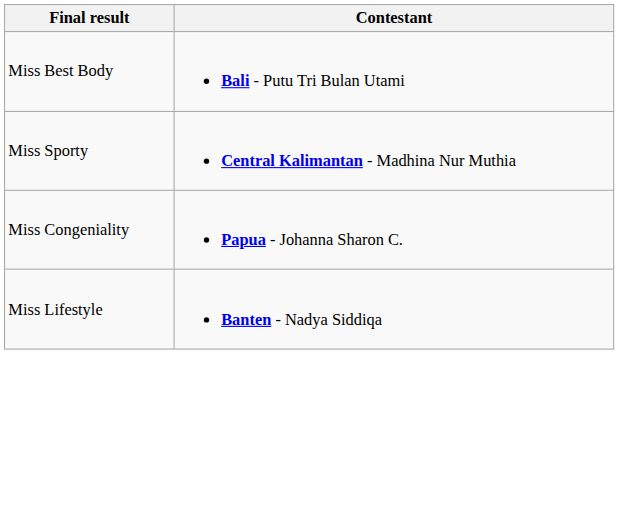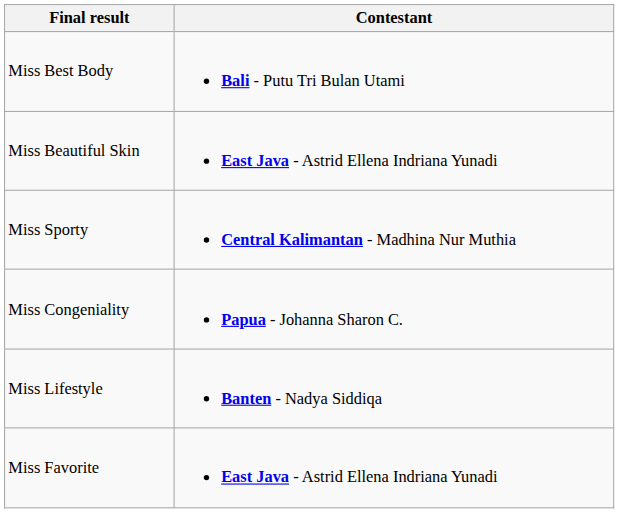+ row: (74, 150)
+ row: (54, 467)
